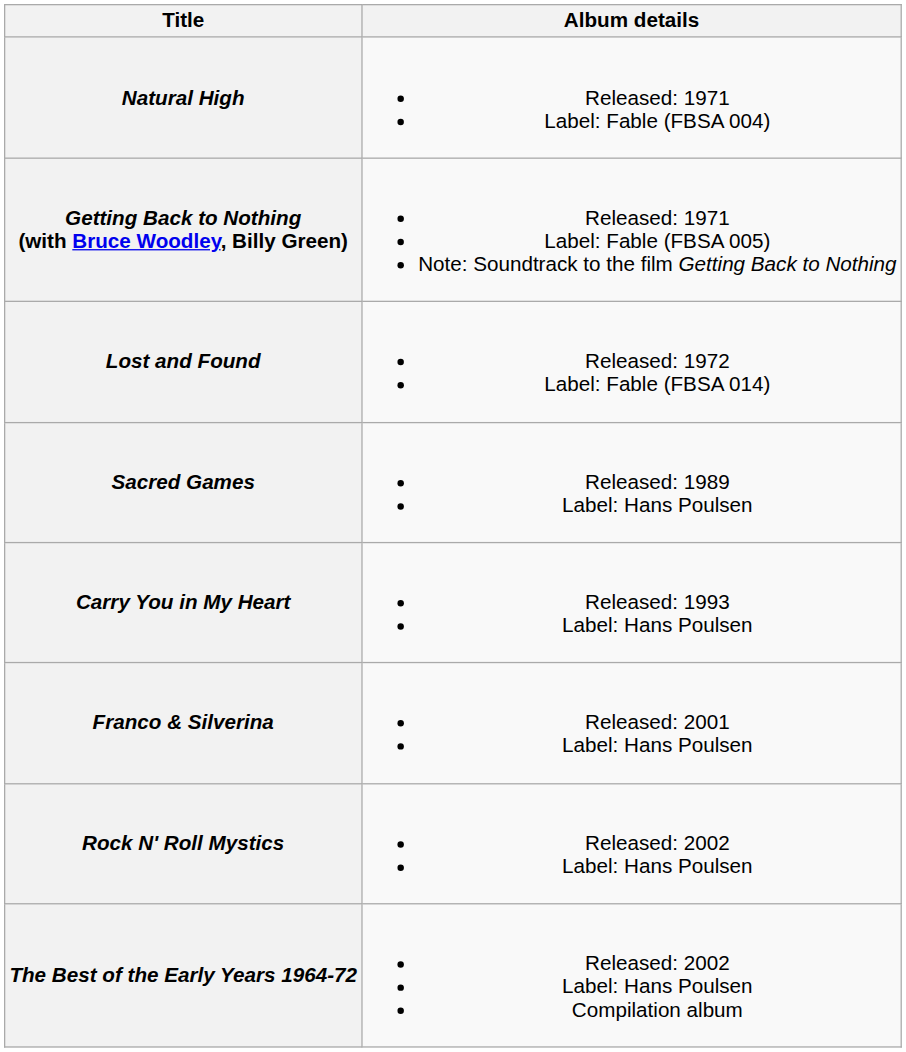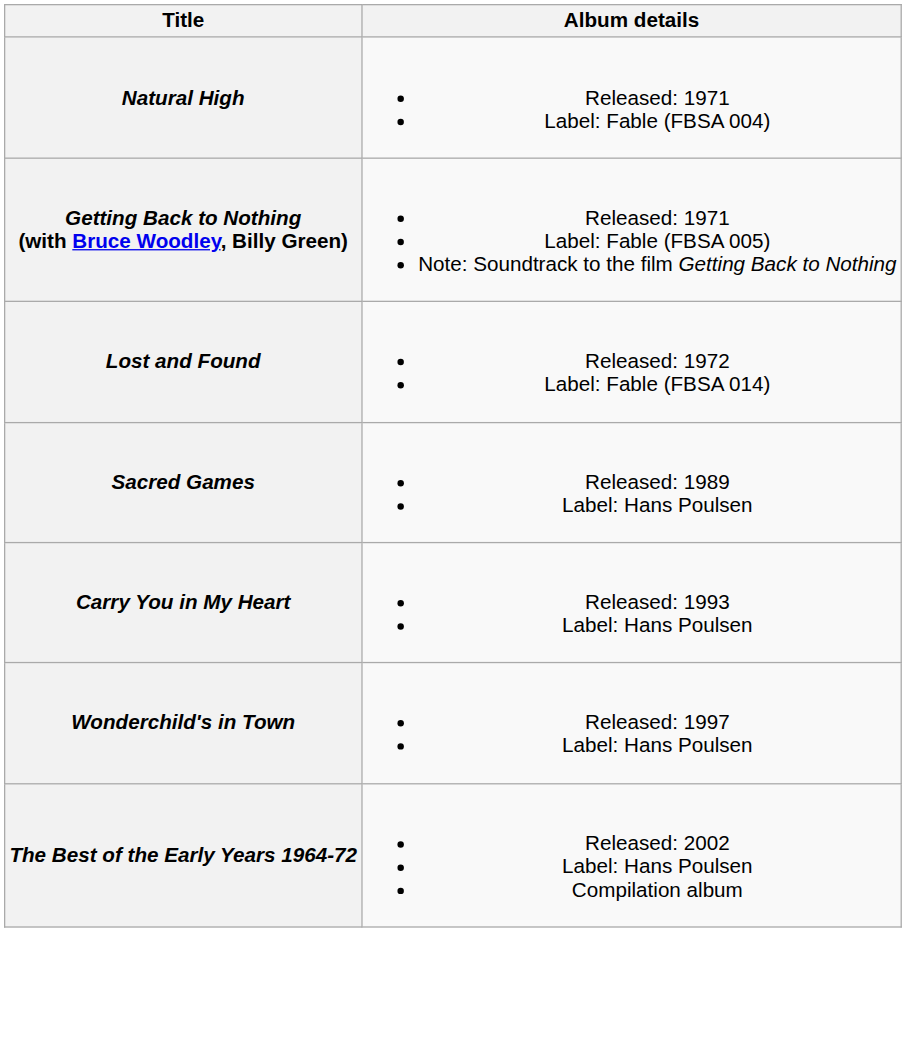+ row: (183, 722)
- row: (183, 722)
- row: (183, 843)
